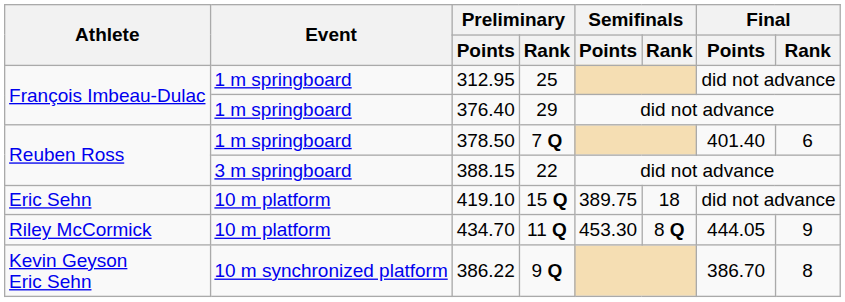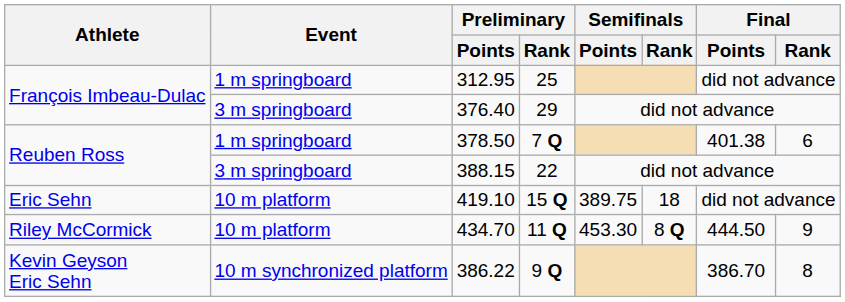(283, 110) 1 m springboard -> (283, 110) 3 m springboard
(736, 140) 401.40 -> (736, 140) 401.38
(736, 230) 444.05 -> (736, 230) 444.50
